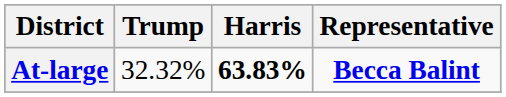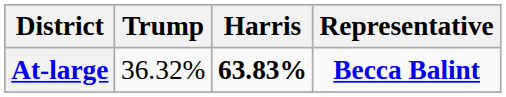(163, 69) 32.32% -> (163, 69) 36.32%
